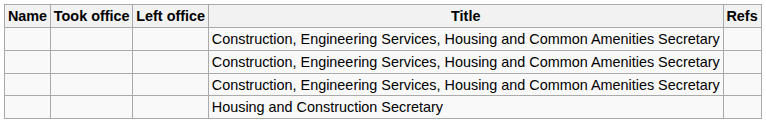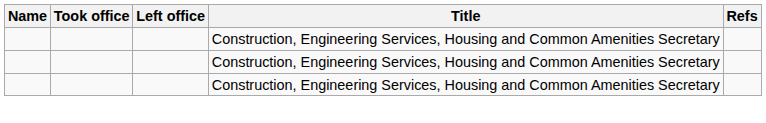- row: (27, 107)
